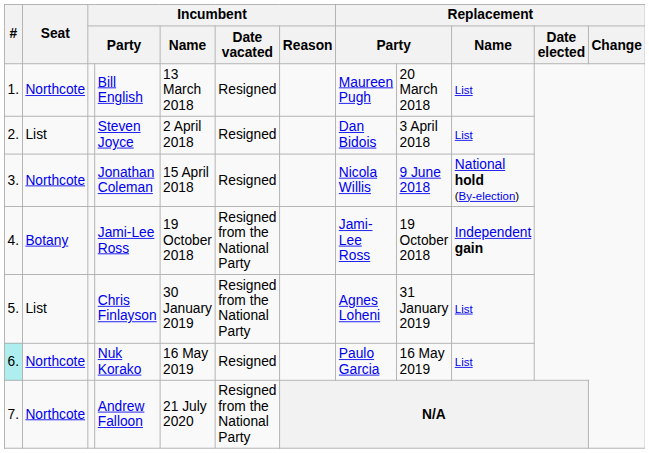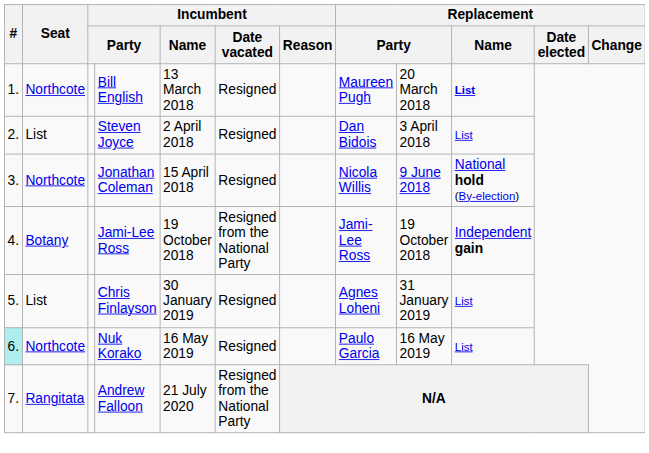(464, 90) normal -> (465, 90) bold
(247, 308) Resigned from the National Party -> (247, 301) Resigned
(55, 414) Northcote -> (55, 398) Rangitata
